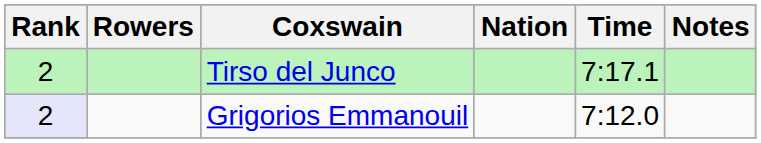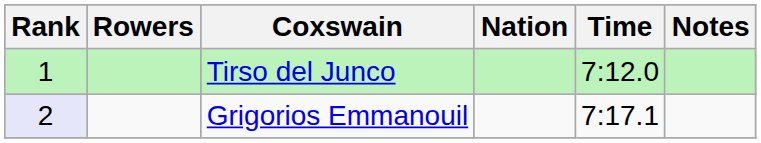(46, 71) 2 -> (46, 71) 1
(620, 71) 7:17.1 -> (620, 71) 7:12.0
(620, 115) 7:12.0 -> (620, 115) 7:17.1
